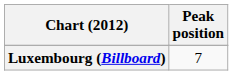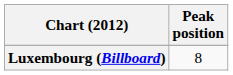(198, 57) 7 -> (198, 57) 8
